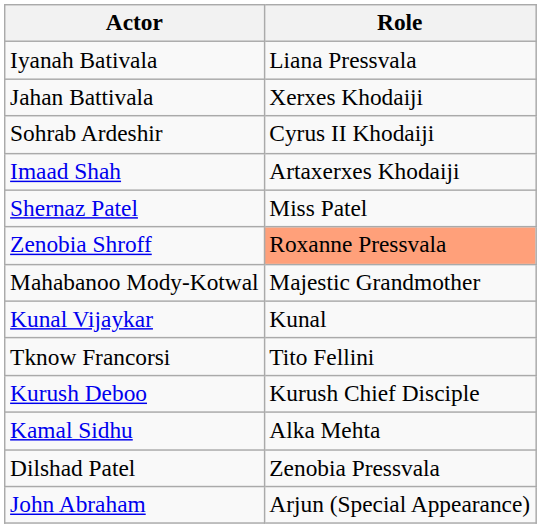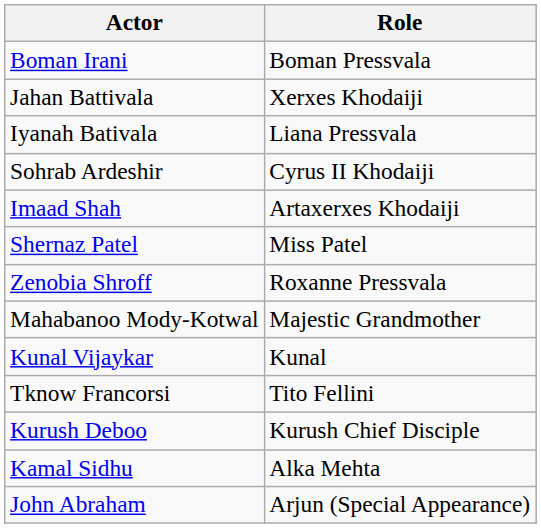+ row: (69, 60)
rows swapped: (82, 97) <-> (84, 60)
(358, 245) lightsalmon background -> (358, 282) no background
- row: (73, 467)
